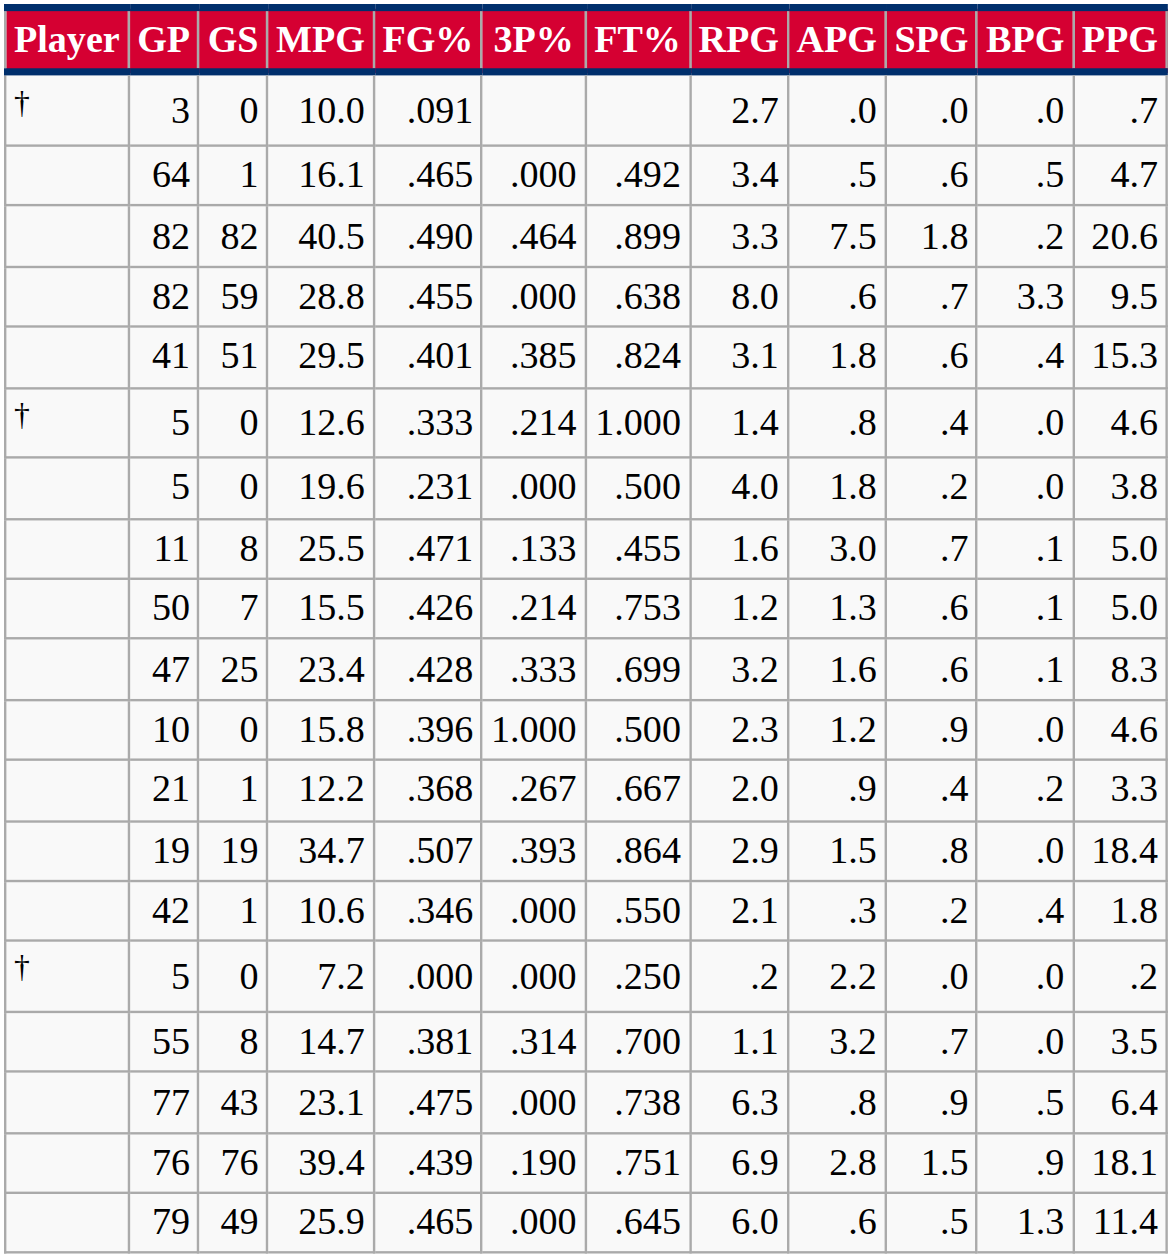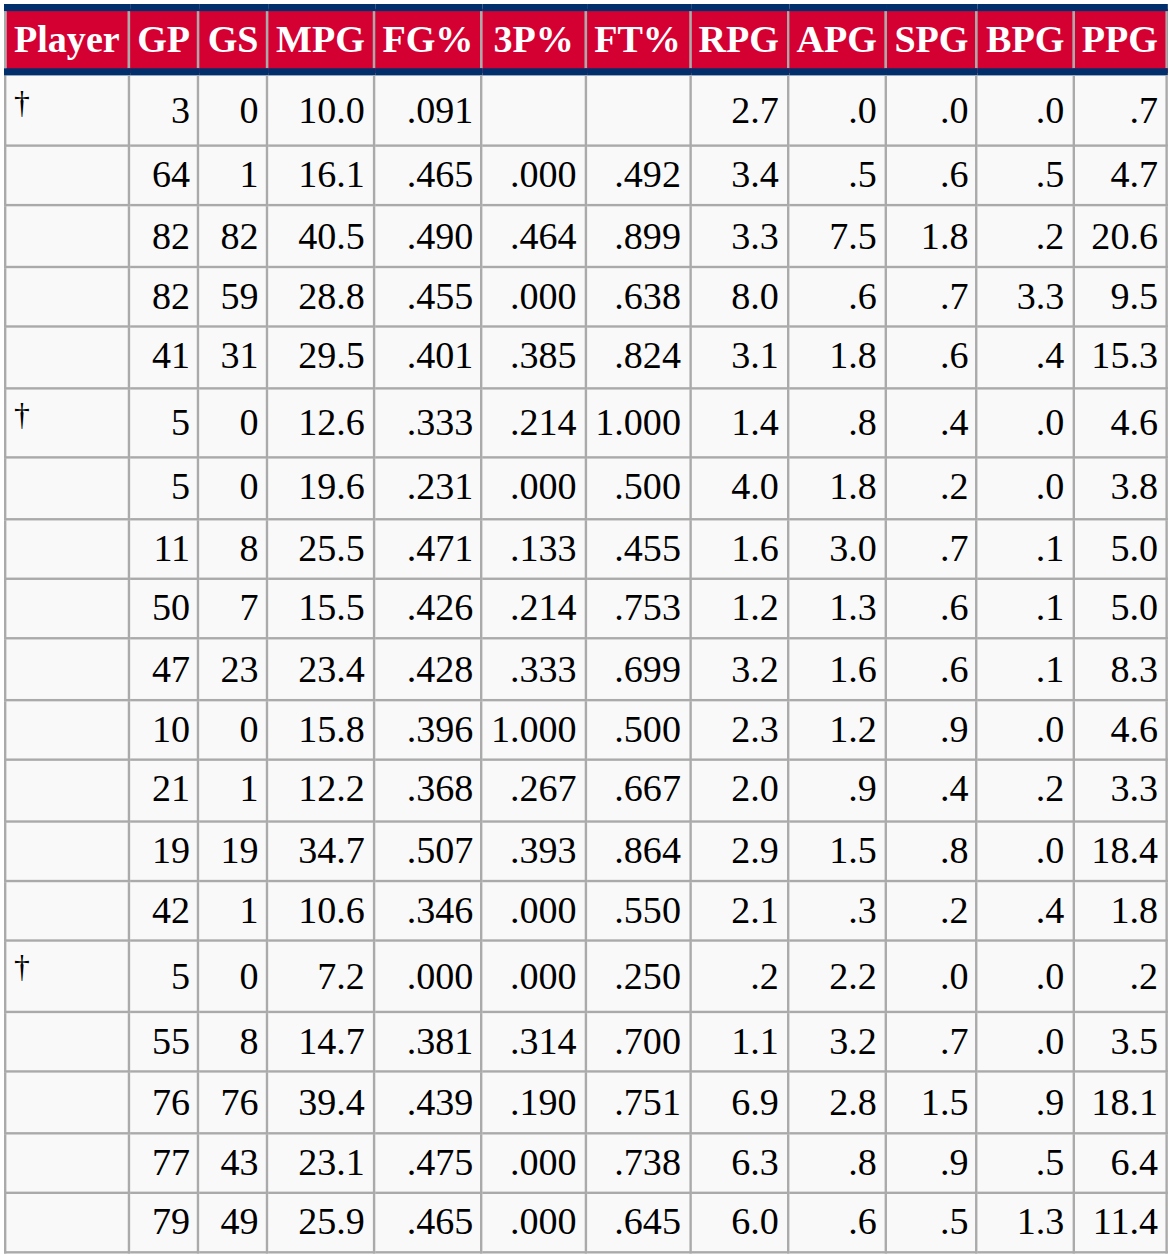(239, 356) 51 -> (239, 356) 31
(239, 668) 25 -> (239, 668) 23
rows swapped: (332, 1162) <-> (332, 1101)
